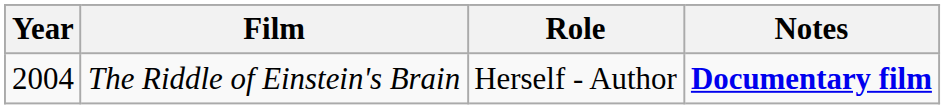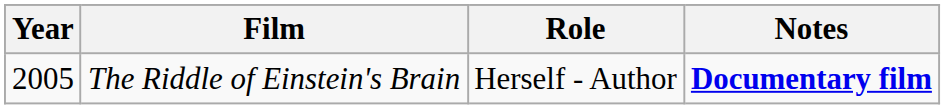(43, 77) 2004 -> (43, 77) 2005
